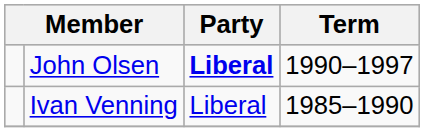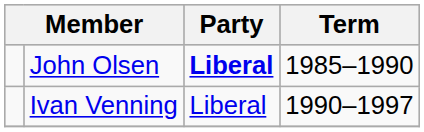(349, 65) 1990–1997 -> (349, 65) 1985–1990
(349, 106) 1985–1990 -> (349, 106) 1990–1997
